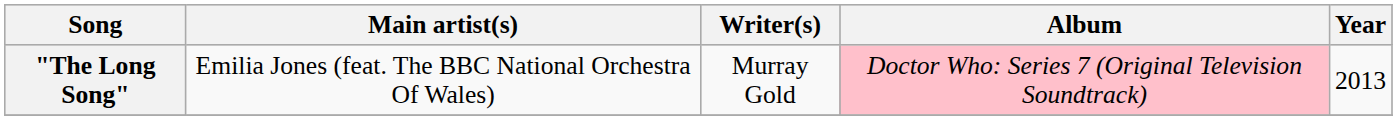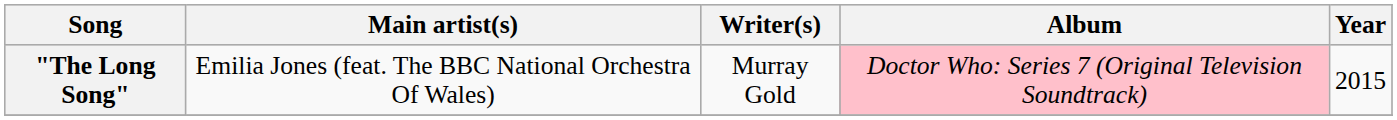(1360, 79) 2013 -> (1360, 79) 2015
